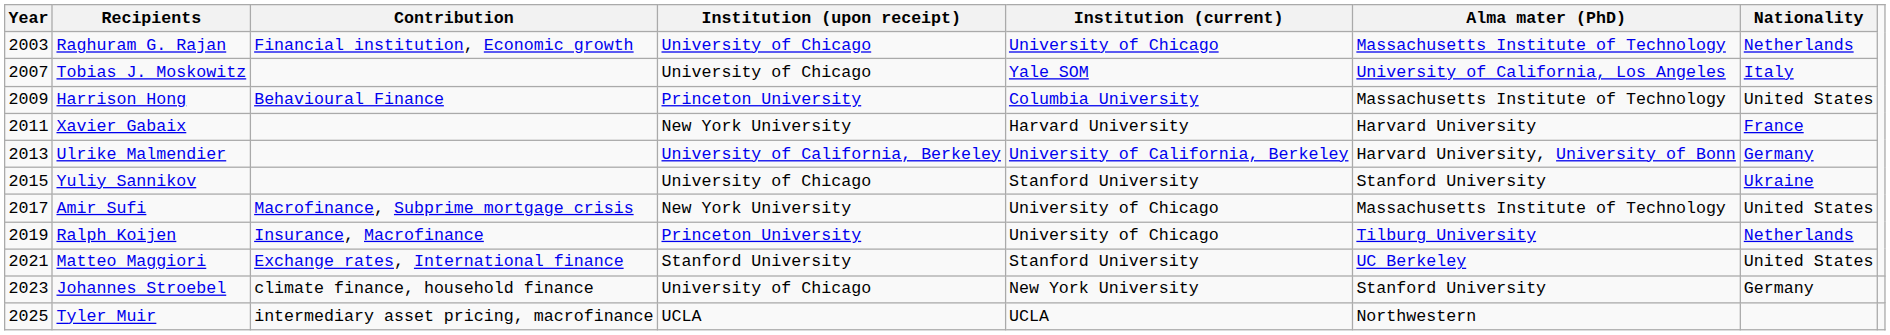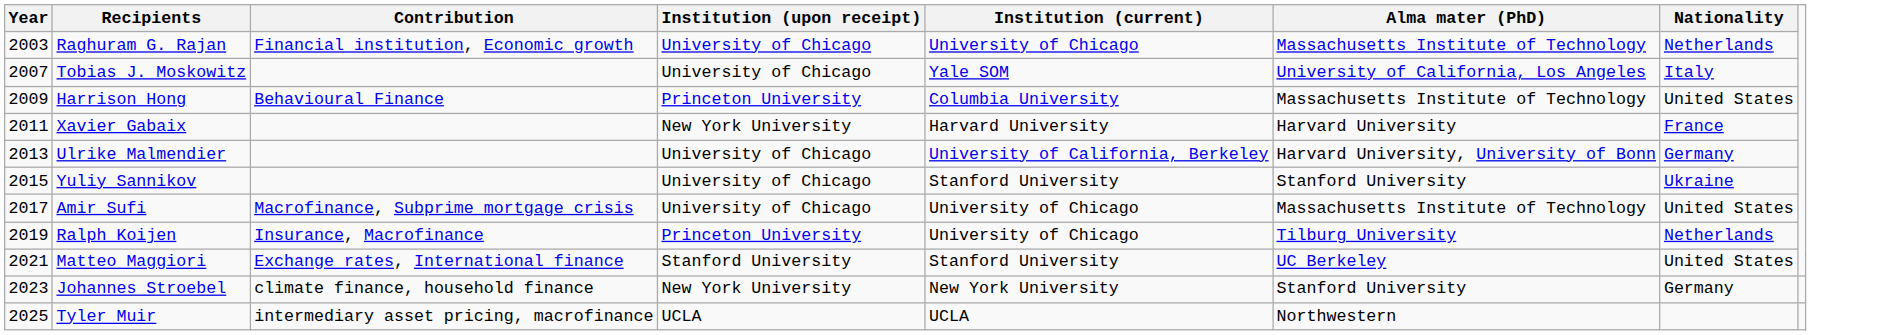(831, 154) University of California, Berkeley -> (766, 154) University of Chicago
(756, 208) New York University -> (766, 208) University of Chicago
(766, 289) University of Chicago -> (756, 289) New York University
